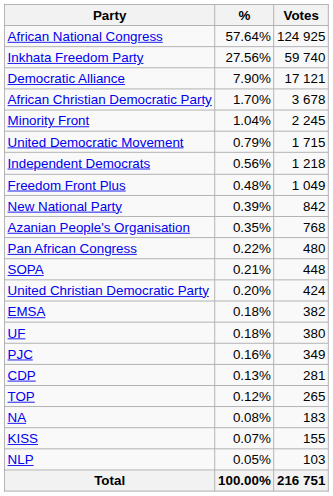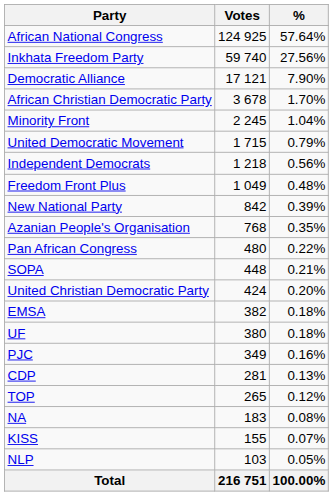columns swapped: (301, 15) <-> (244, 15)
